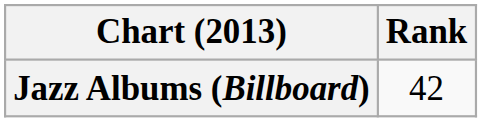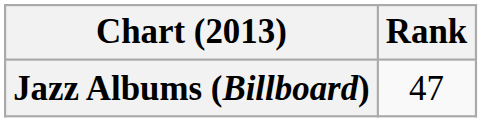(426, 87) 42 -> (426, 87) 47
